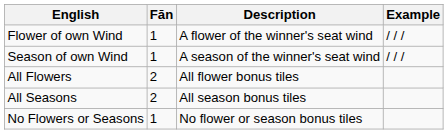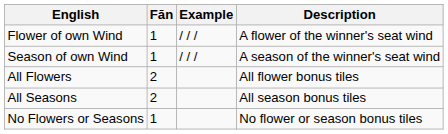columns swapped: (280, 14) <-> (413, 14)
